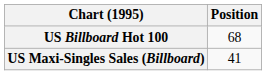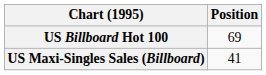(235, 37) 68 -> (235, 37) 69
